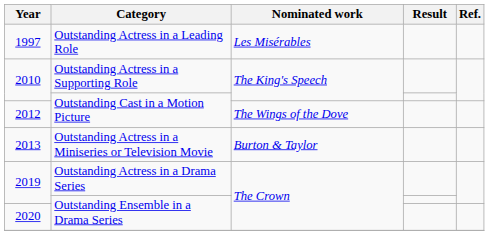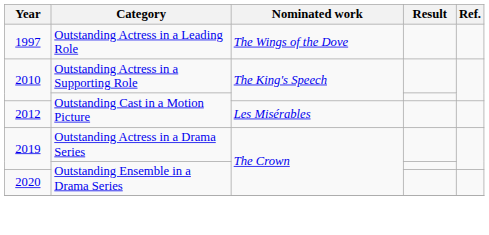(272, 41) Les Misérables -> (291, 41) The Wings of the Dove
(291, 114) The Wings of the Dove -> (272, 114) Les Misérables
- row: (28, 144)
